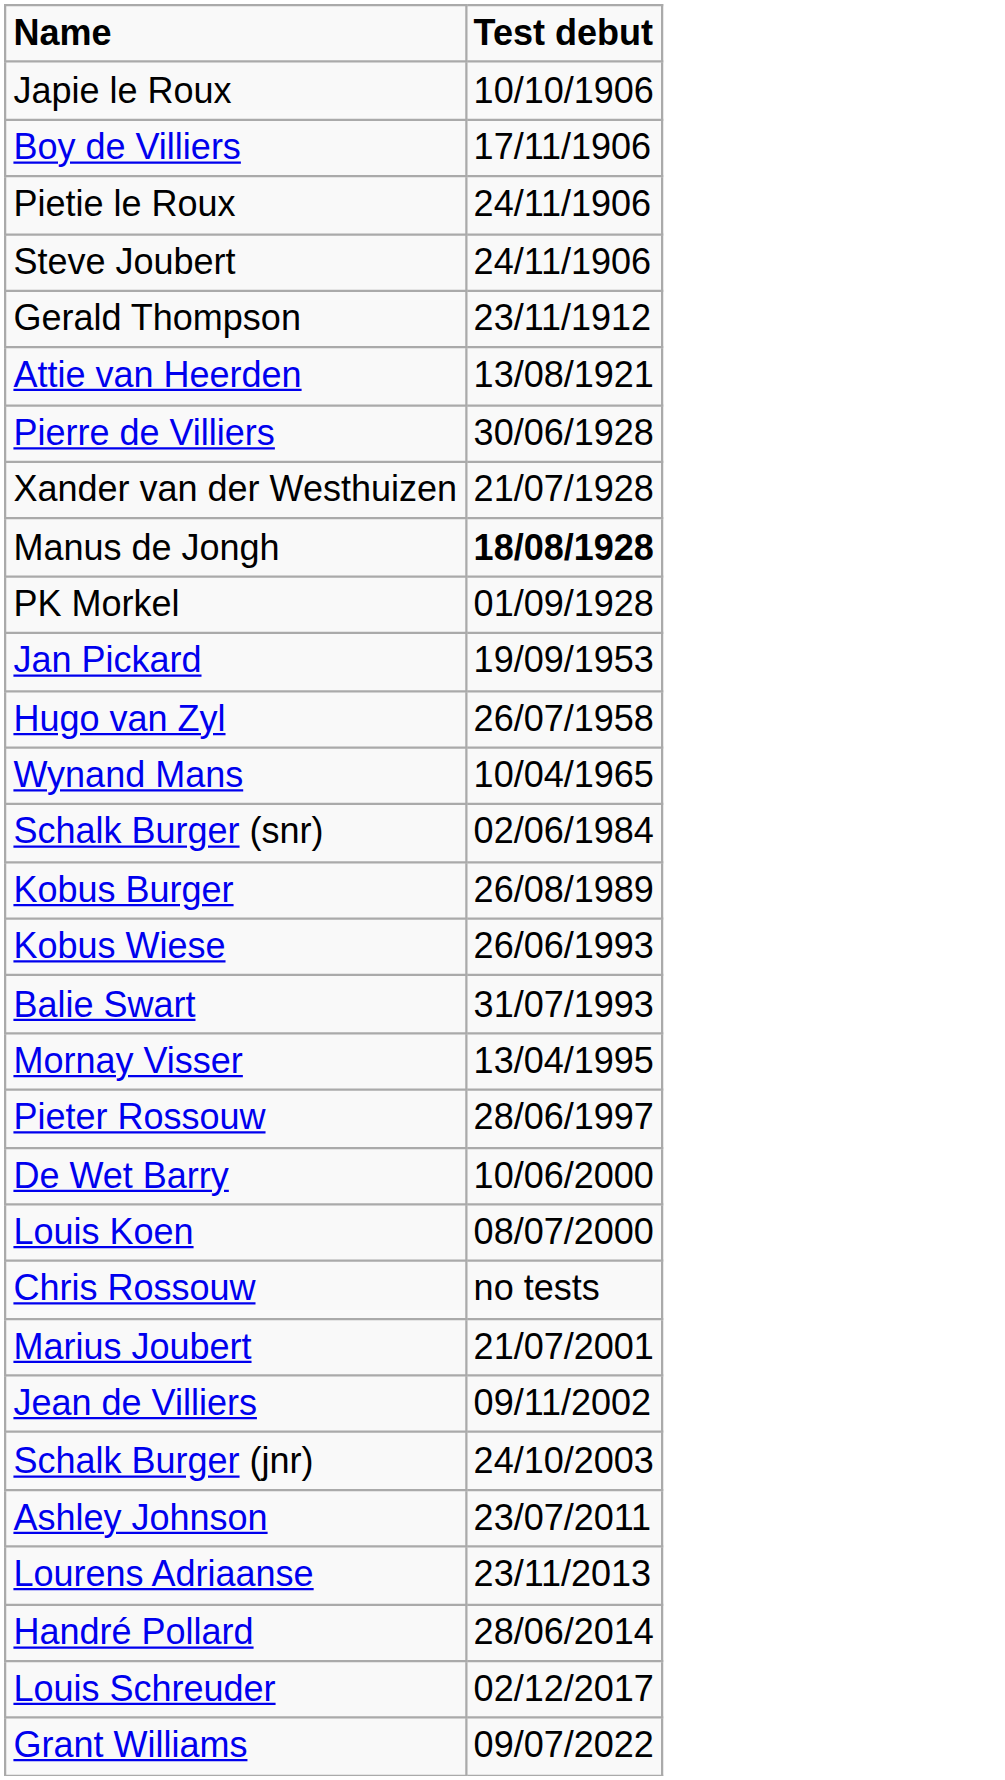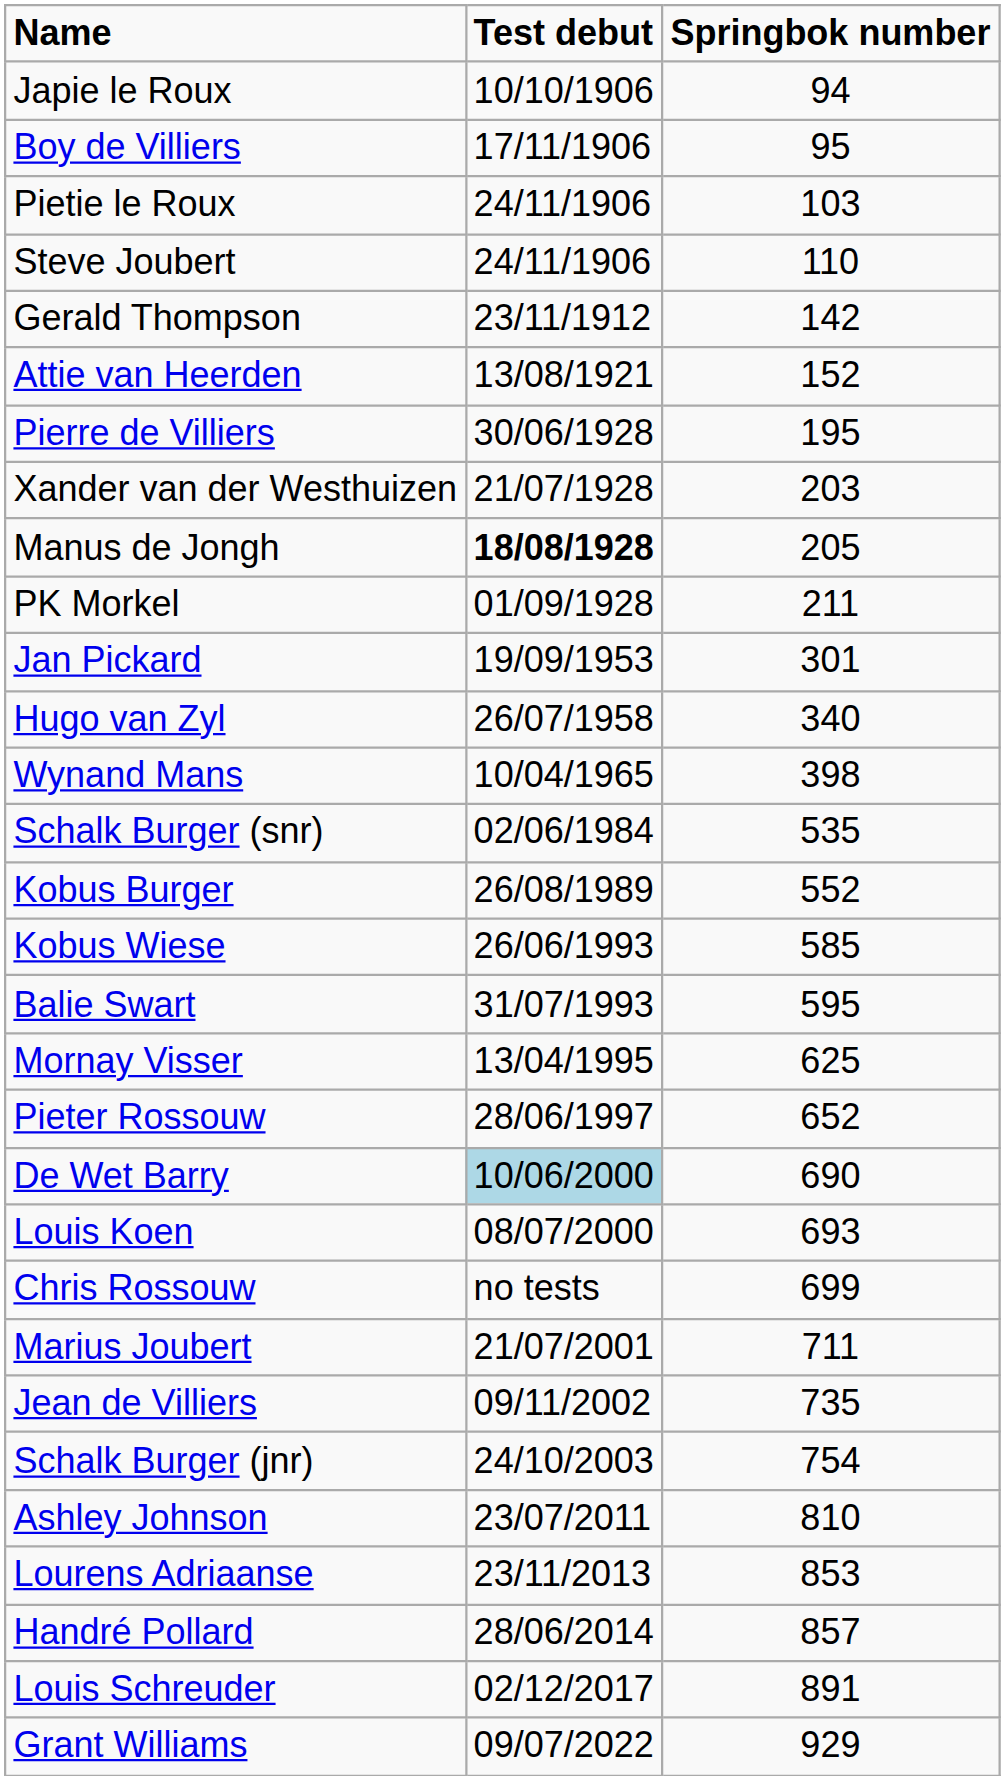+ column: (830, 33)
(564, 1174) no background -> (564, 1174) lightblue background
